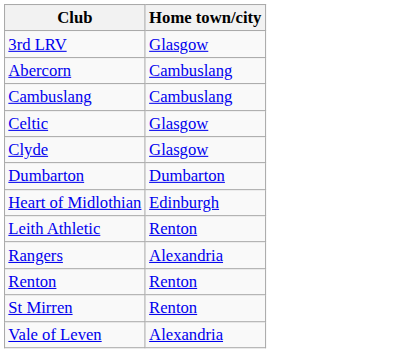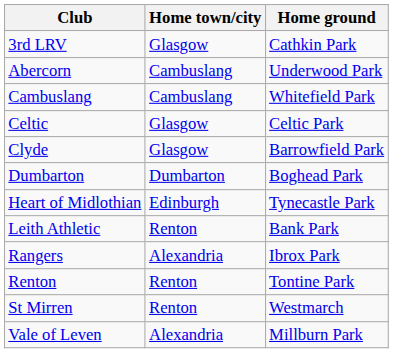+ column: (327, 17)
